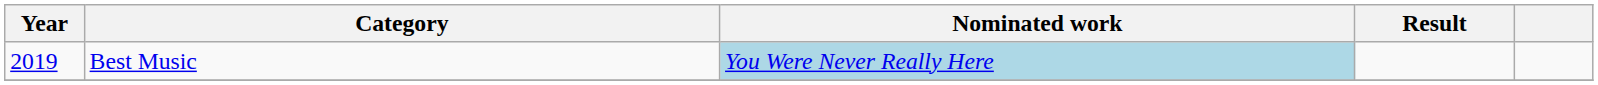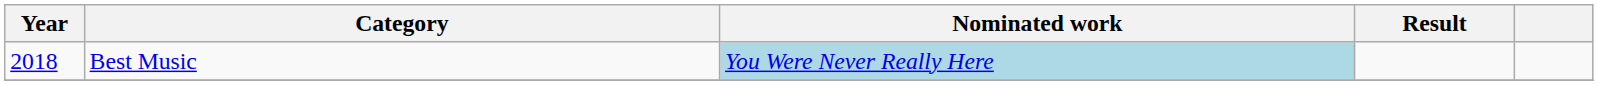(34, 60) 2019 -> (34, 60) 2018
